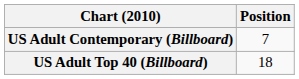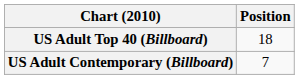rows swapped: (121, 39) <-> (121, 62)
